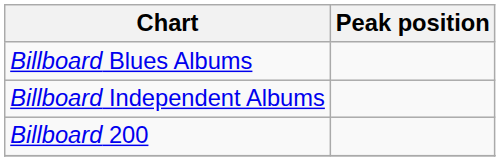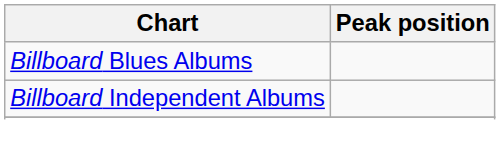- row: (79, 135)
